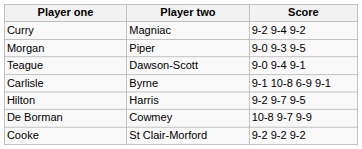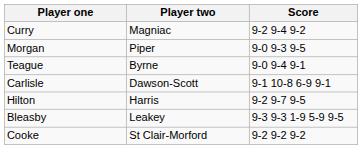(164, 65) Dawson-Scott -> (144, 65) Byrne
(144, 83) Byrne -> (164, 83) Dawson-Scott
- row: (35, 118)
+ row: (27, 118)
